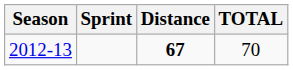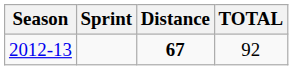(251, 49) 70 -> (251, 49) 92
